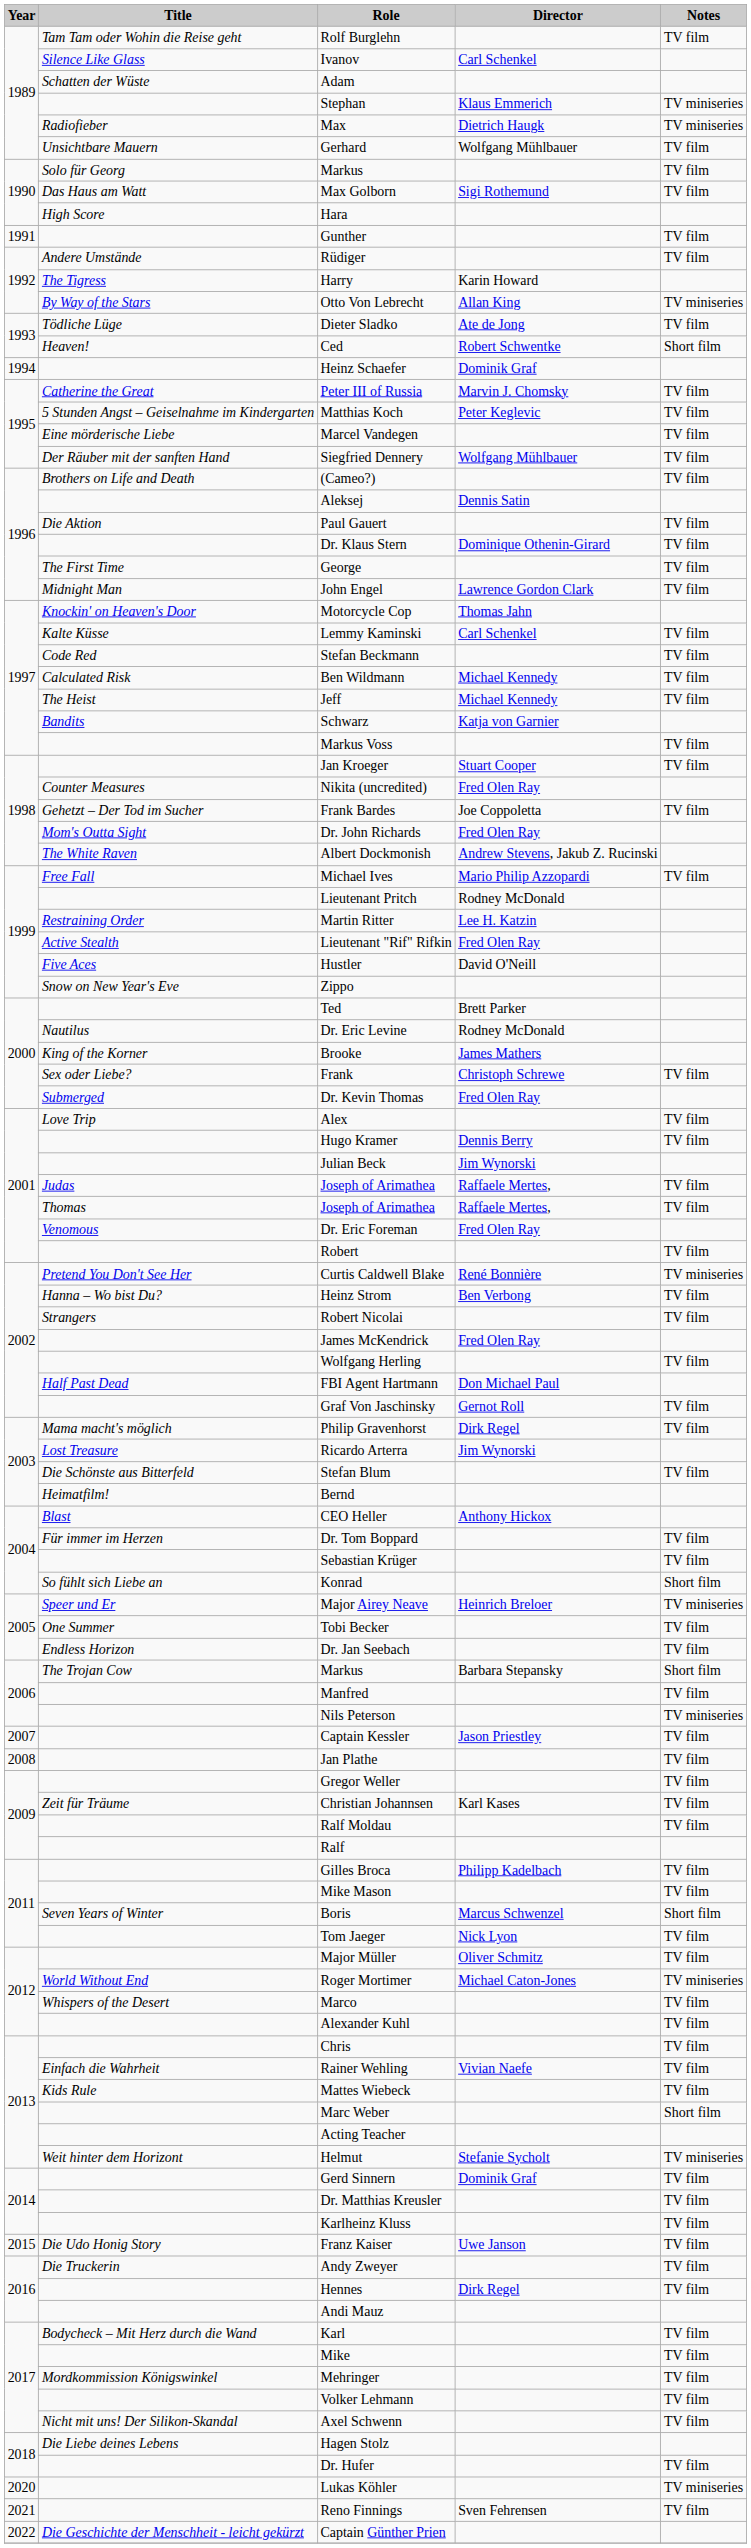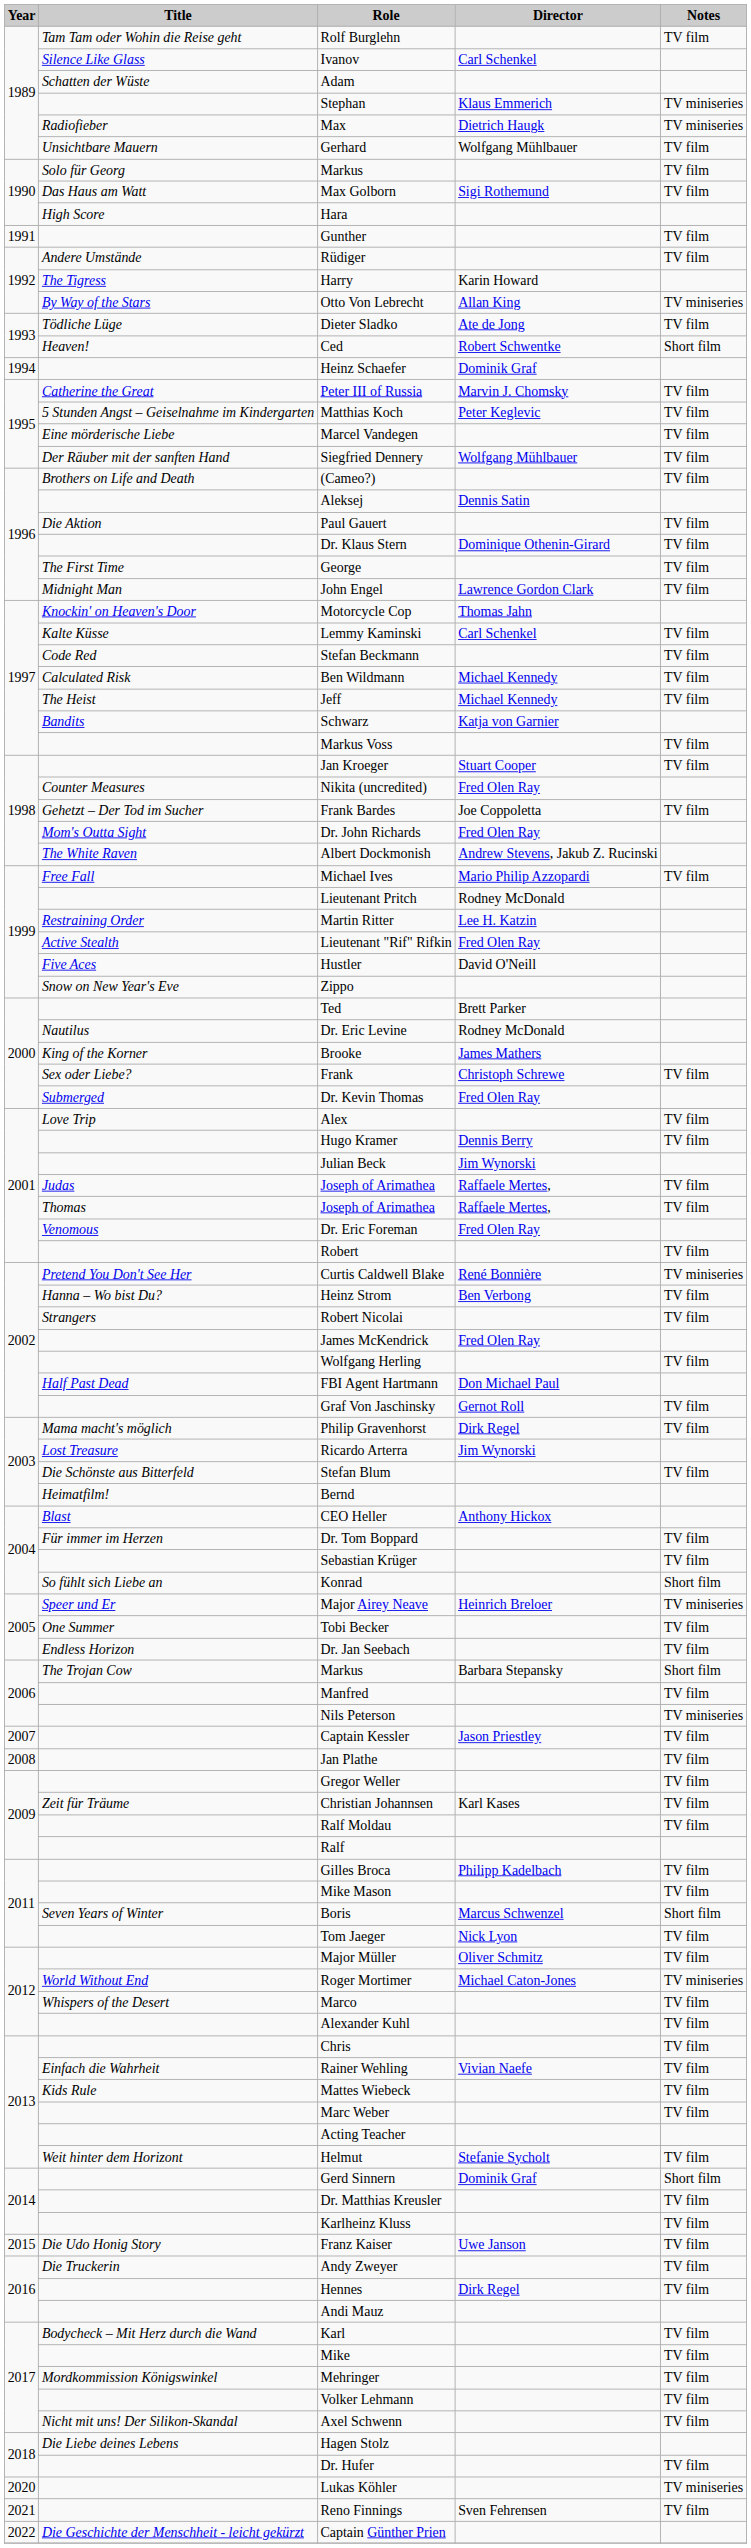(692, 2112) Short film -> (687, 2112) TV film
(704, 2156) TV miniseries -> (687, 2156) TV film
(687, 2179) TV film -> (692, 2179) Short film
